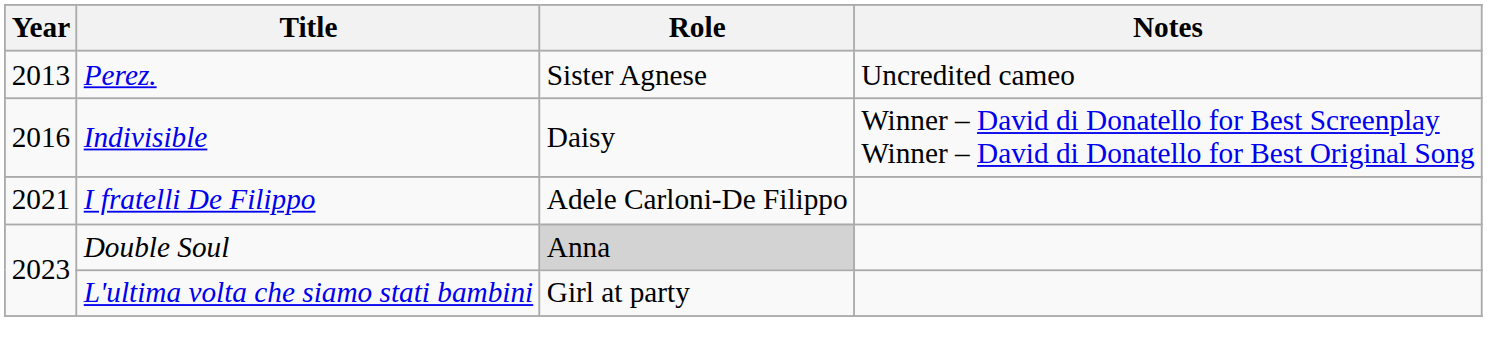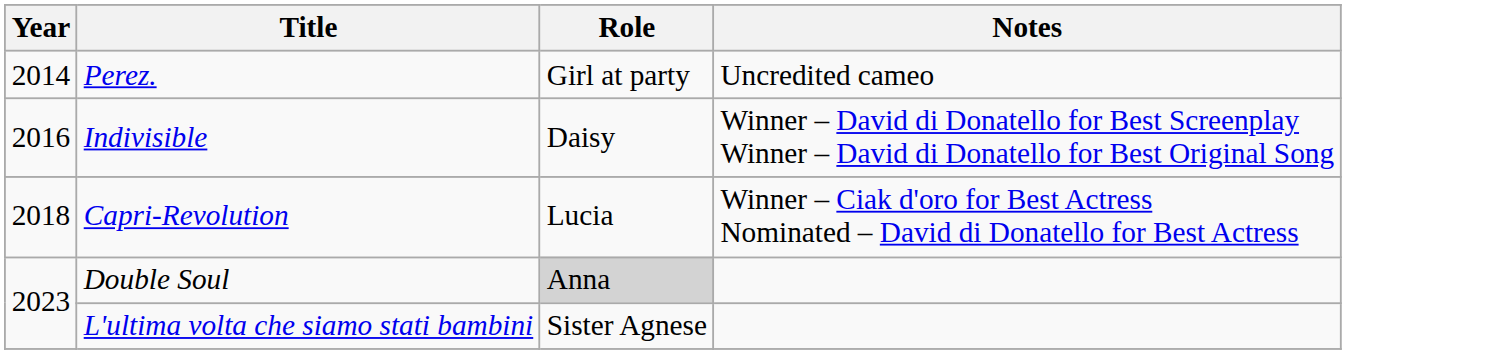(41, 74) 2013 -> (41, 74) 2014
(627, 74) Sister Agnese -> (618, 74) Girl at party
+ row: (186, 216)
- row: (200, 199)
(618, 292) Girl at party -> (627, 325) Sister Agnese
